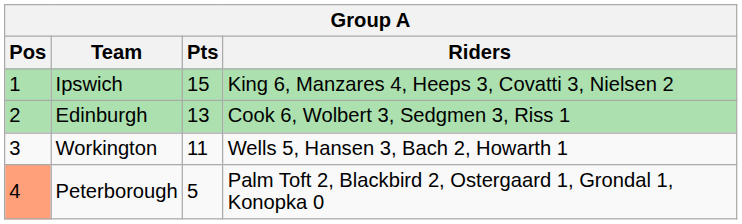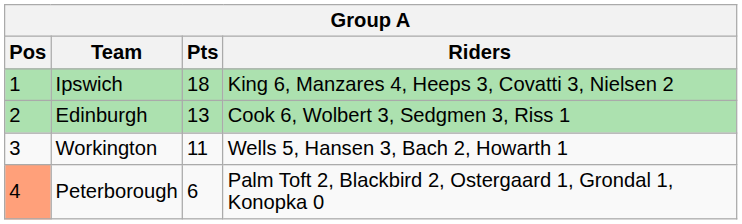(198, 84) 15 -> (198, 84) 18
(193, 191) 5 -> (193, 191) 6
